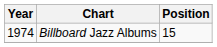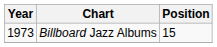(20, 33) 1974 -> (20, 33) 1973
